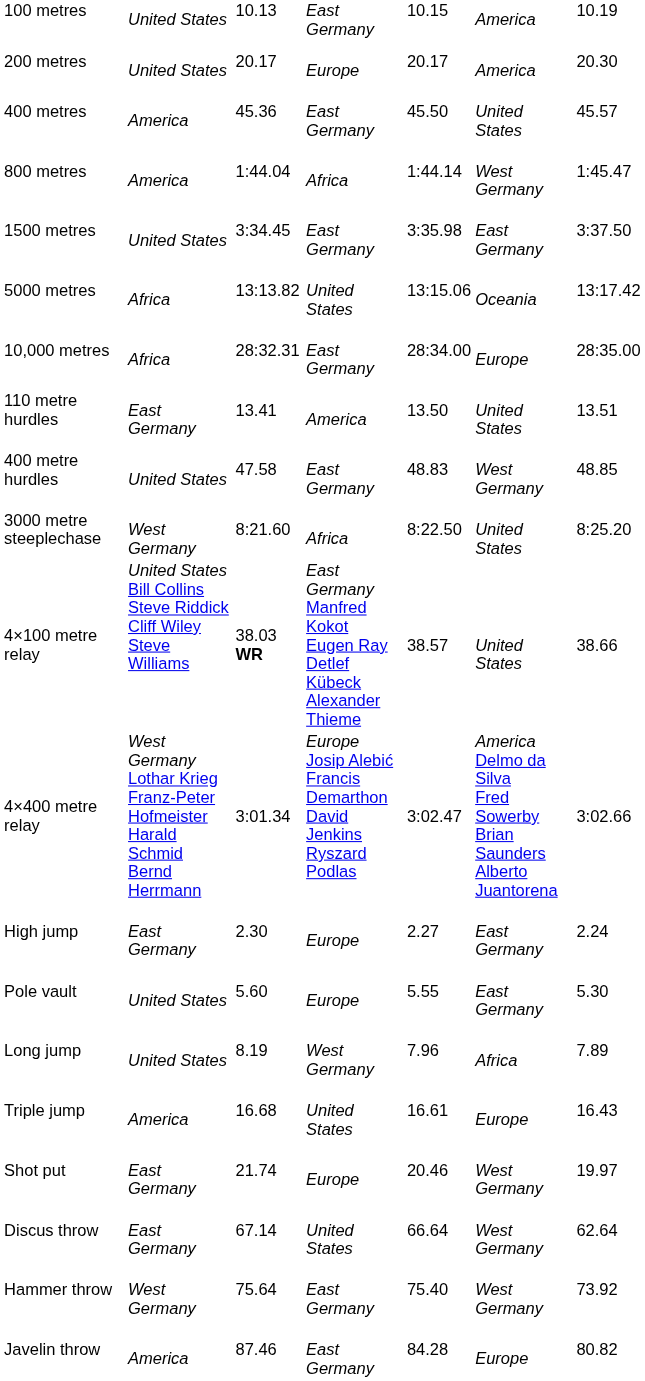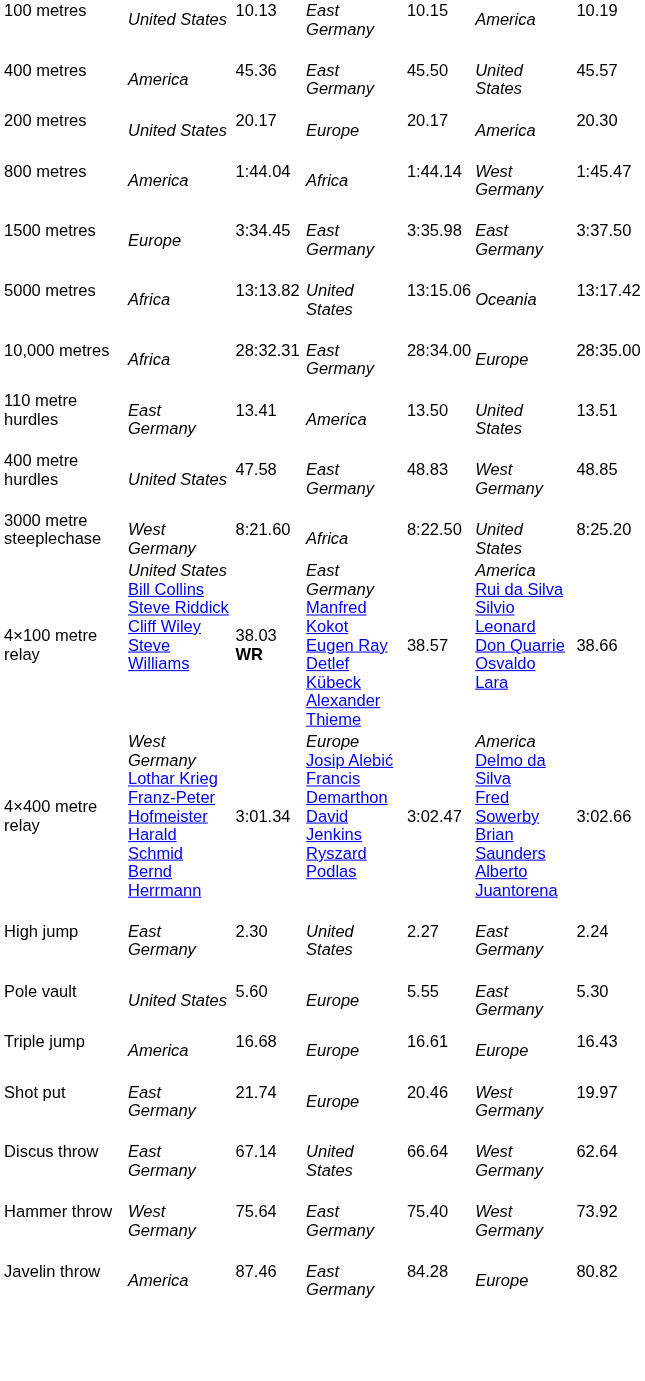rows swapped: (45, 61) <-> (45, 111)
(178, 240) United States -> (155, 240) Europe
(499, 654) United States -> (520, 626) America Rui da Silva Silvio Leonard Don Quarrie Osvaldo Lara
(333, 940) Europe -> (330, 940) United States
- row: (43, 1051)
(330, 1120) United States -> (333, 1051) Europe
